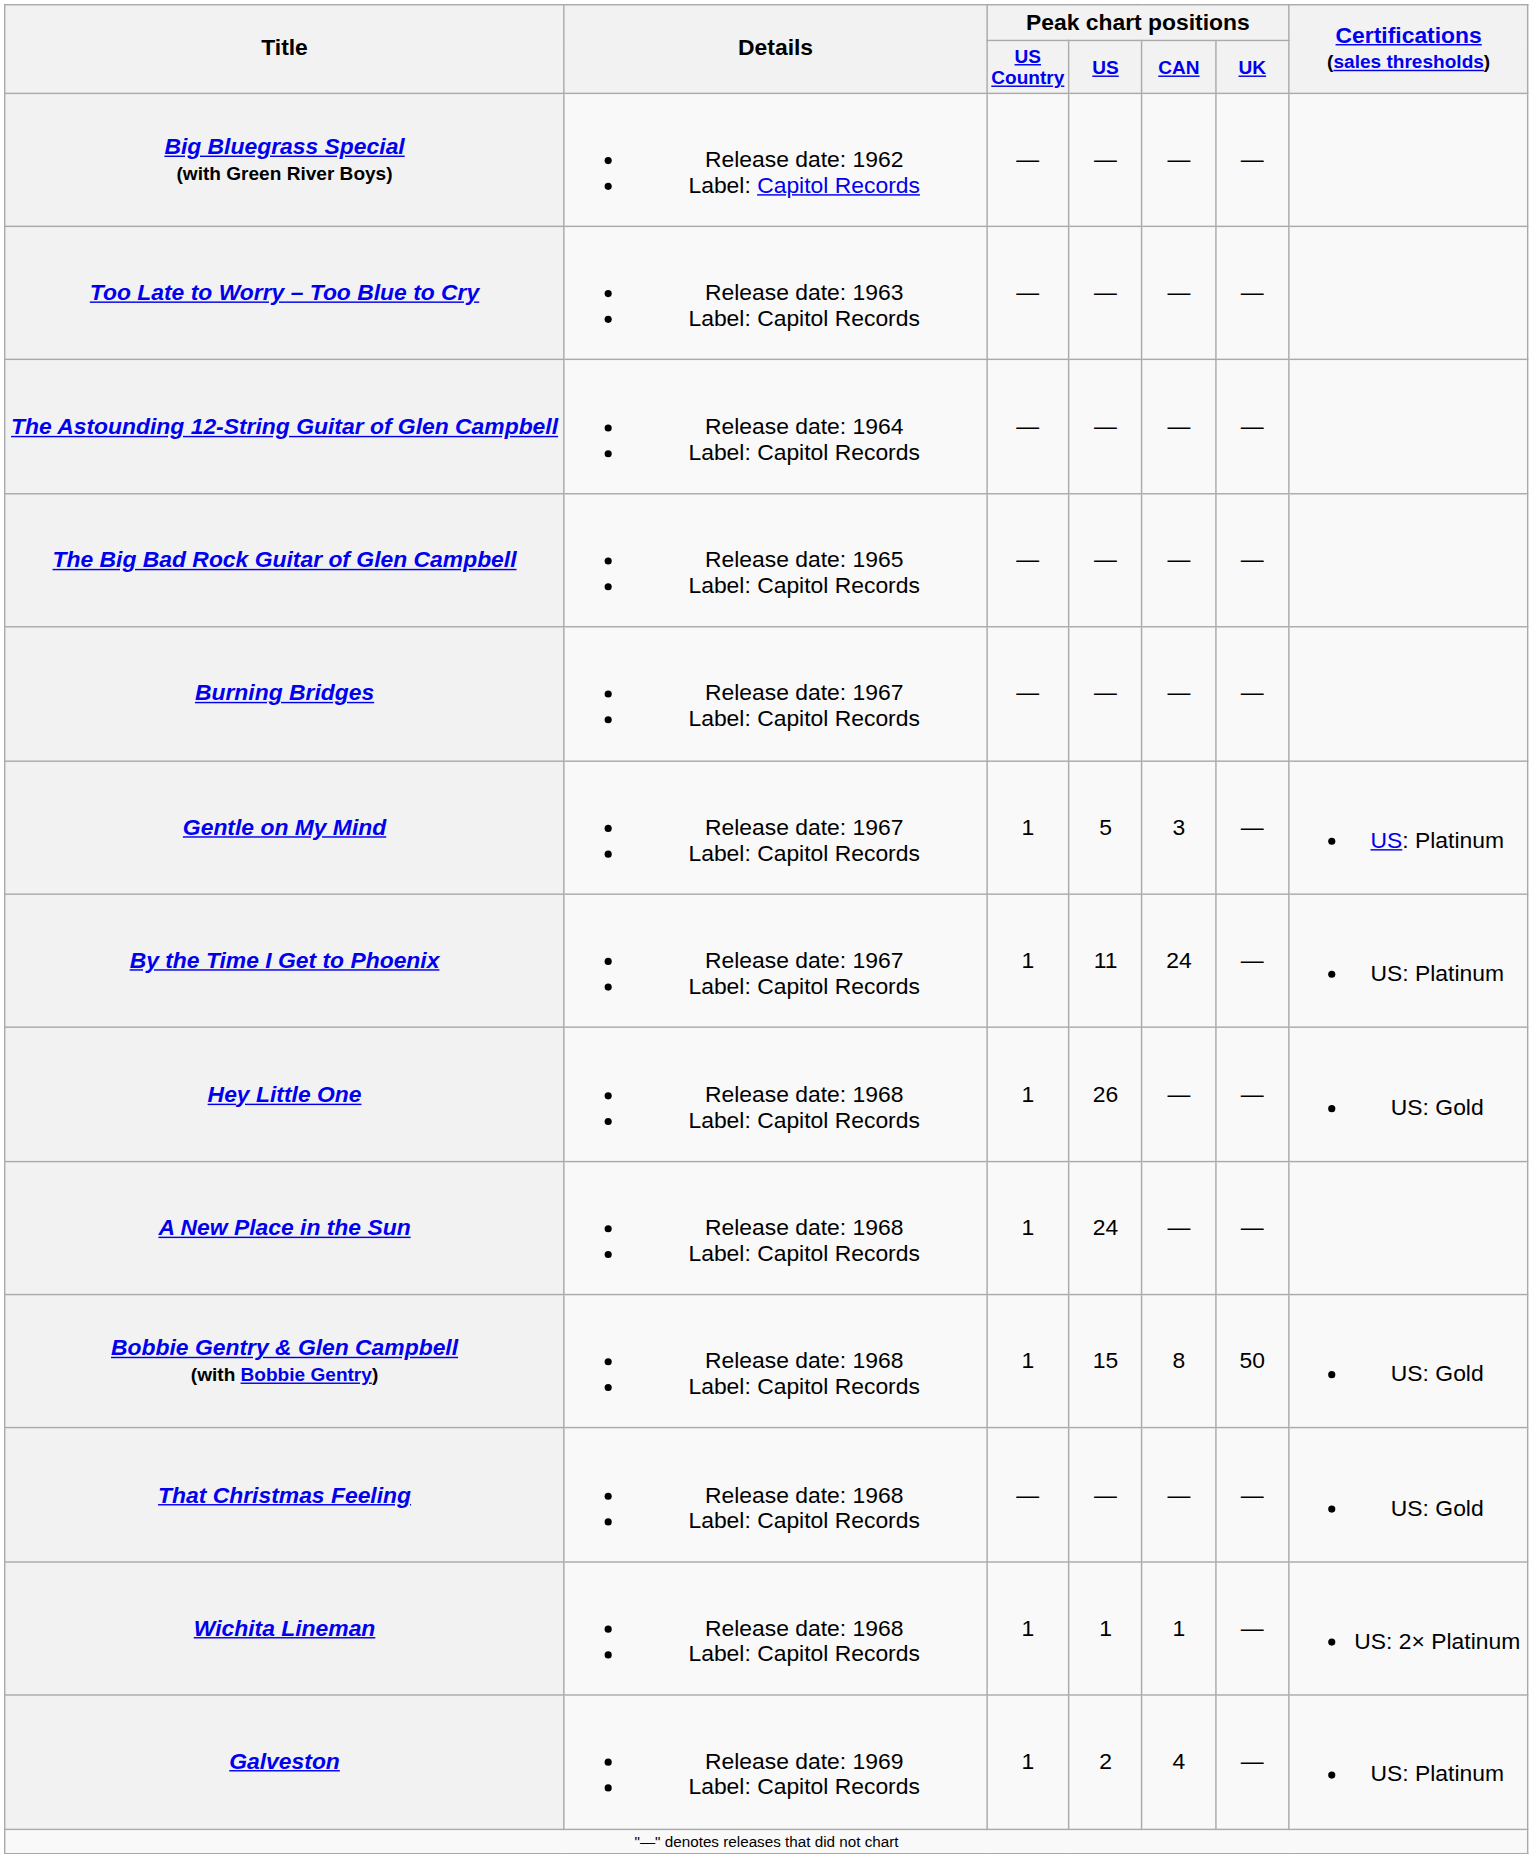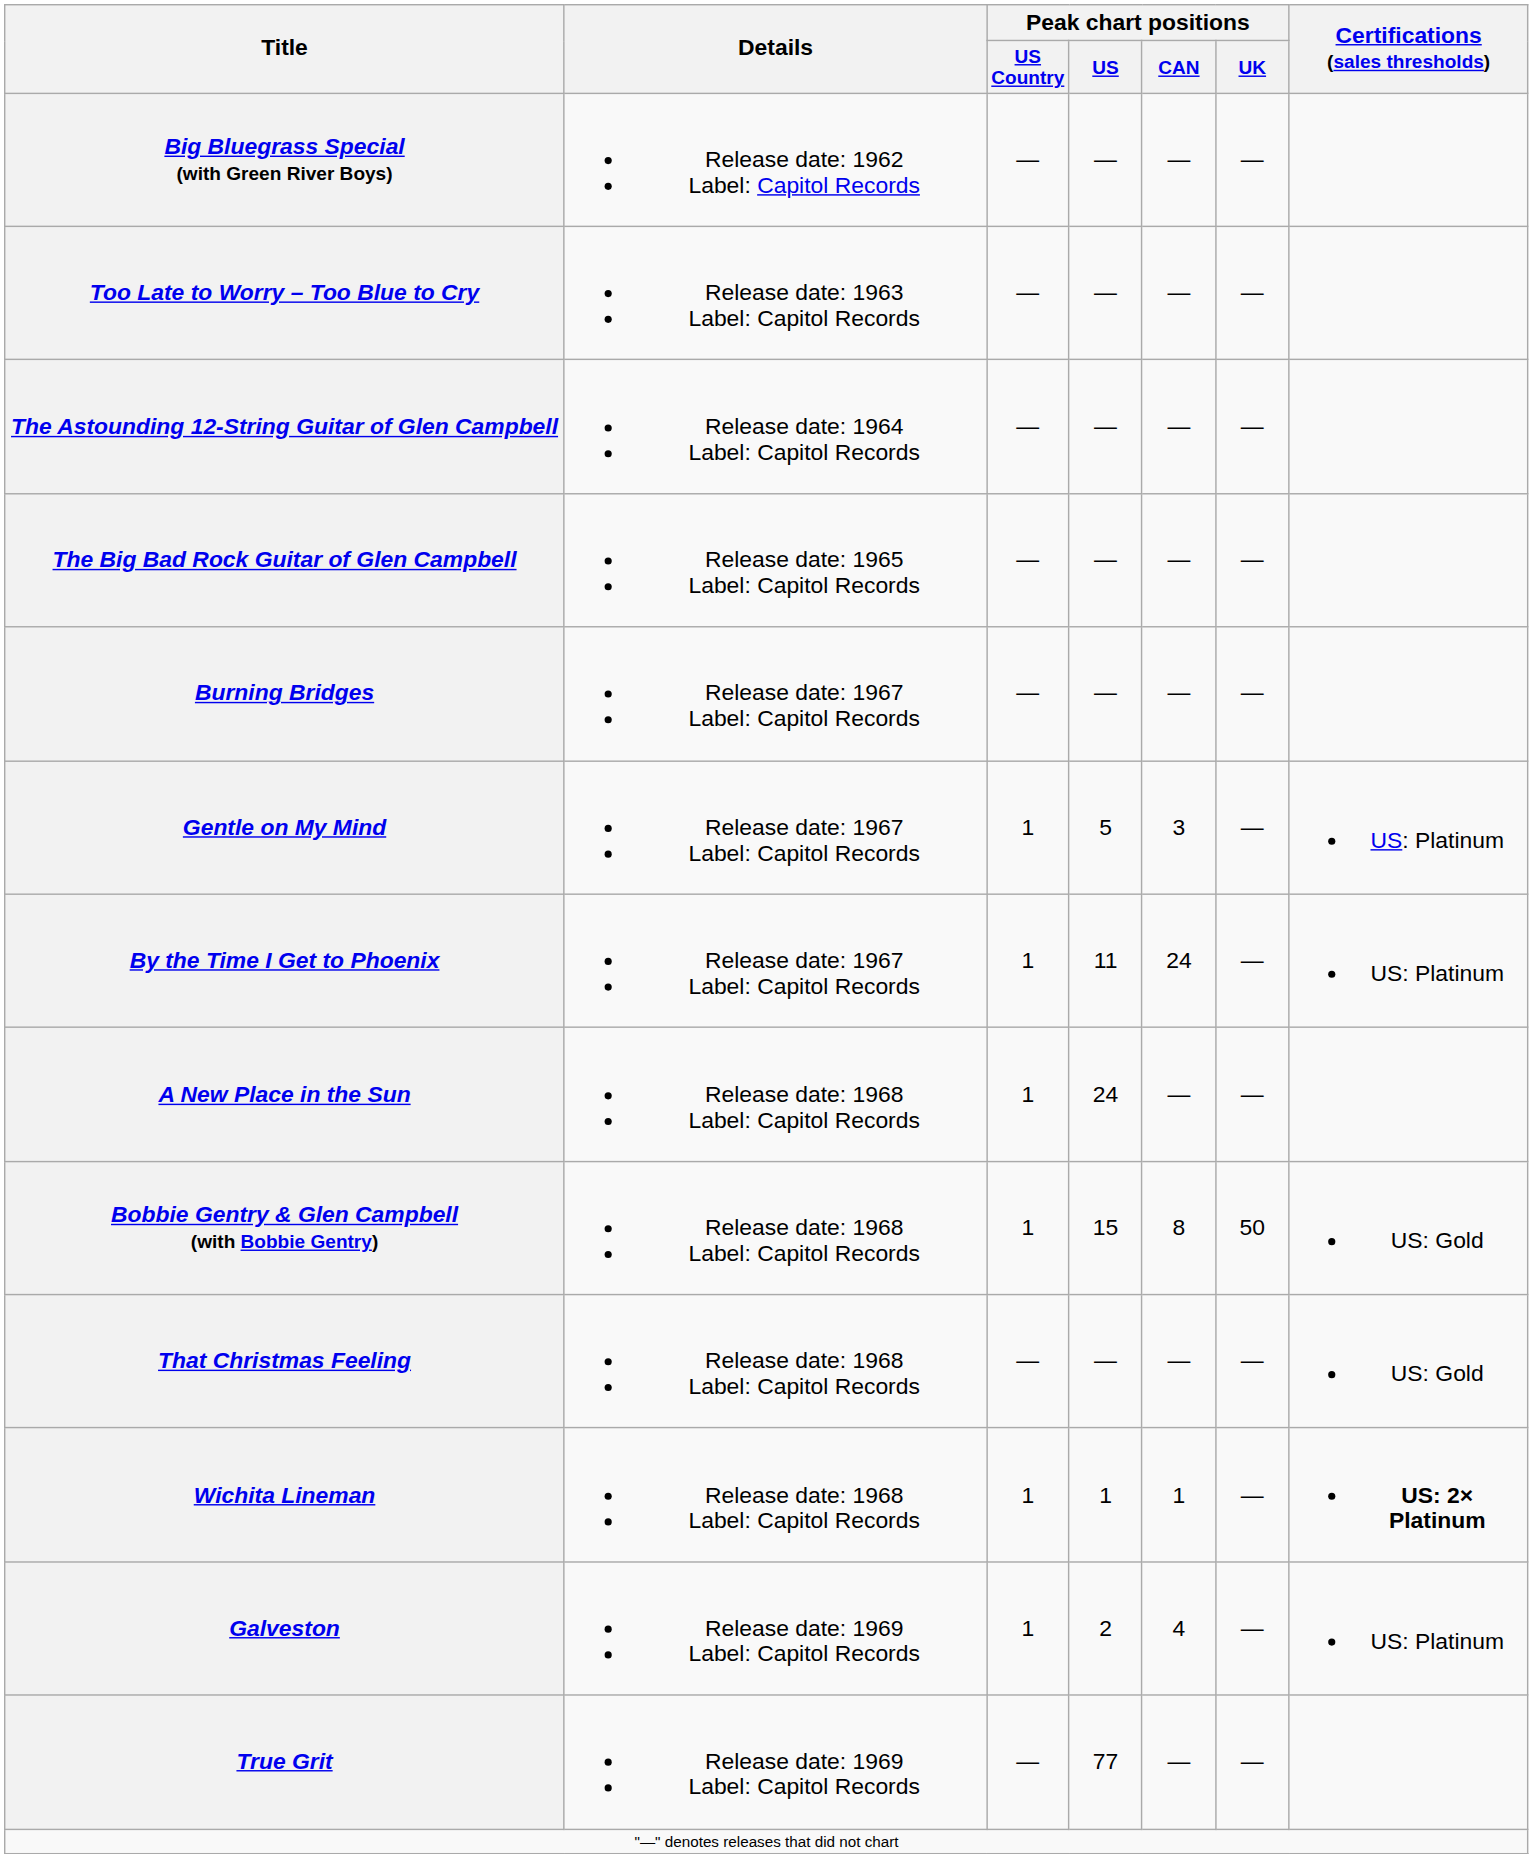- row: (285, 1094)
(1409, 1641) normal -> (1409, 1508) bold
+ row: (285, 1761)
